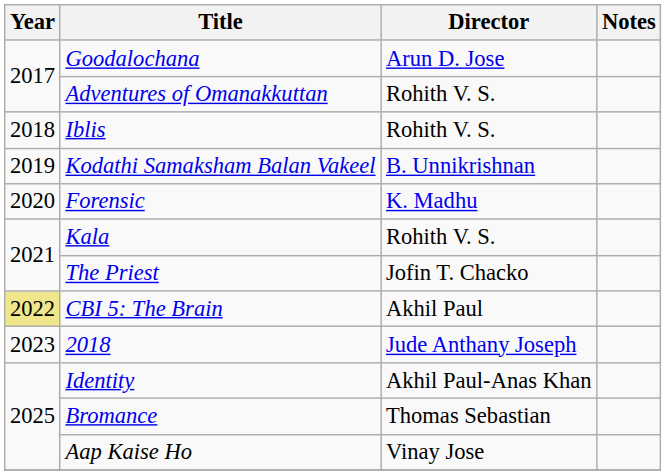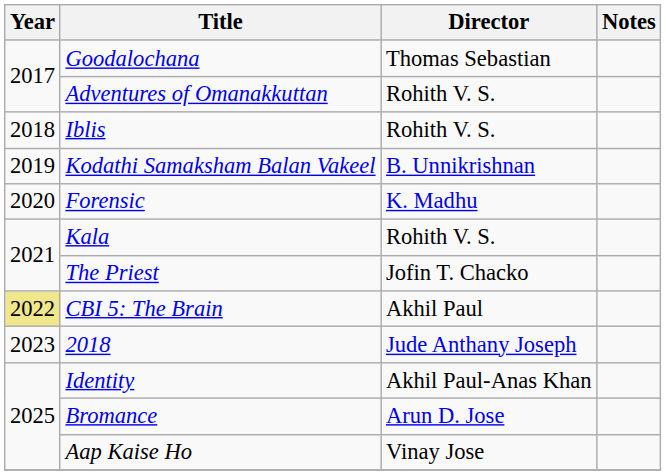(445, 58) Arun D. Jose -> (468, 58) Thomas Sebastian
(468, 415) Thomas Sebastian -> (445, 415) Arun D. Jose
